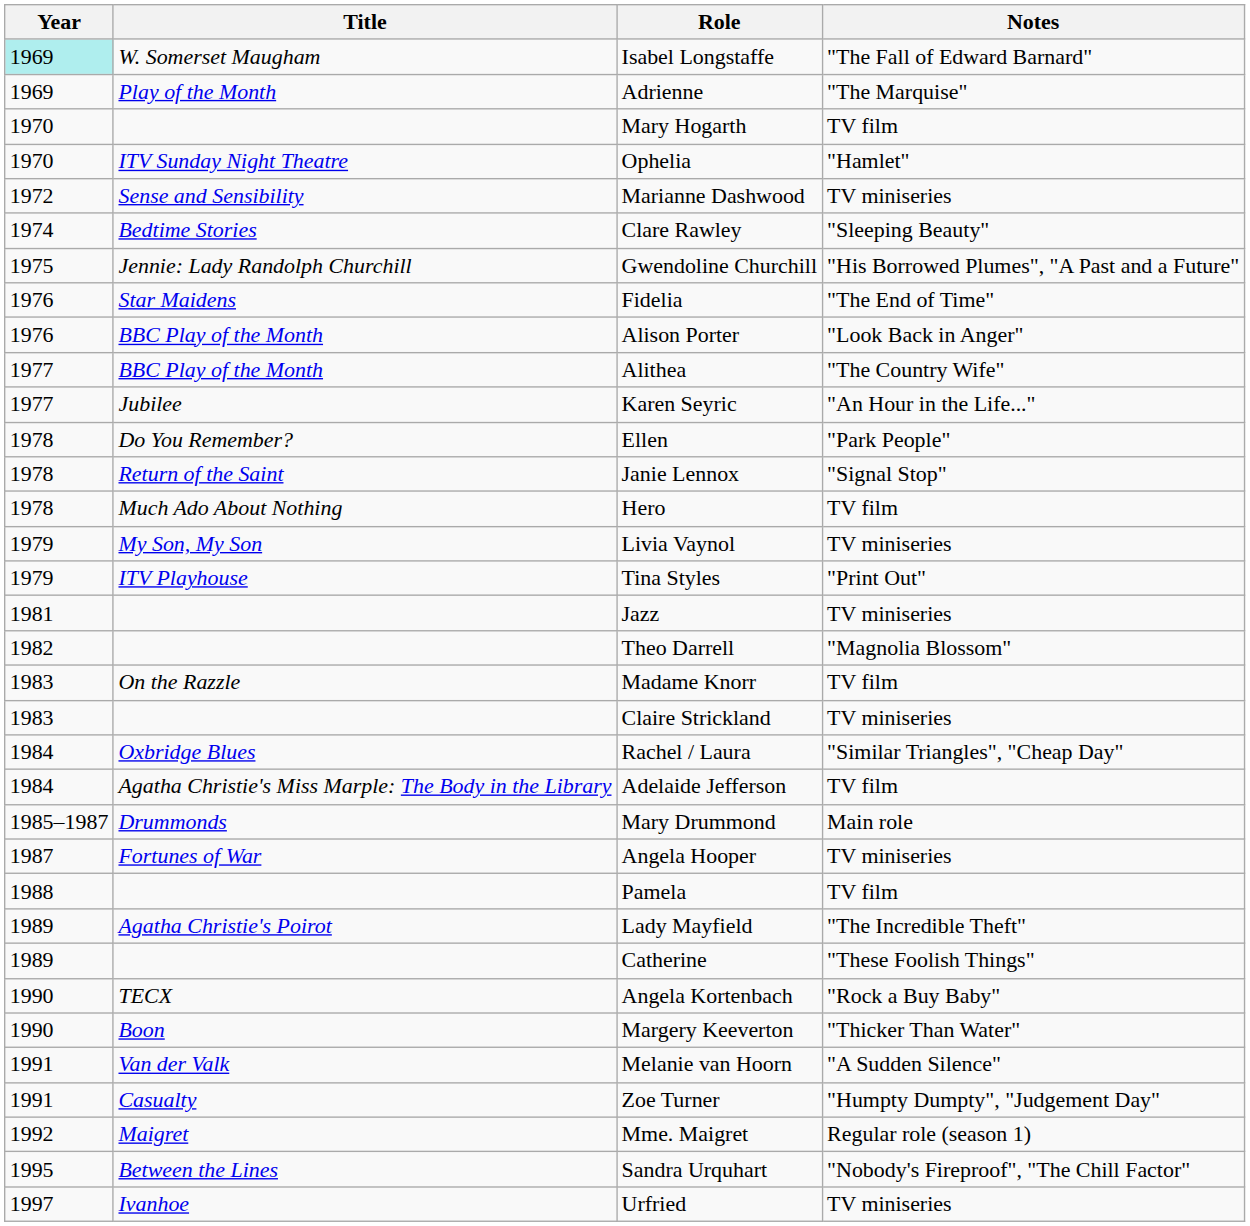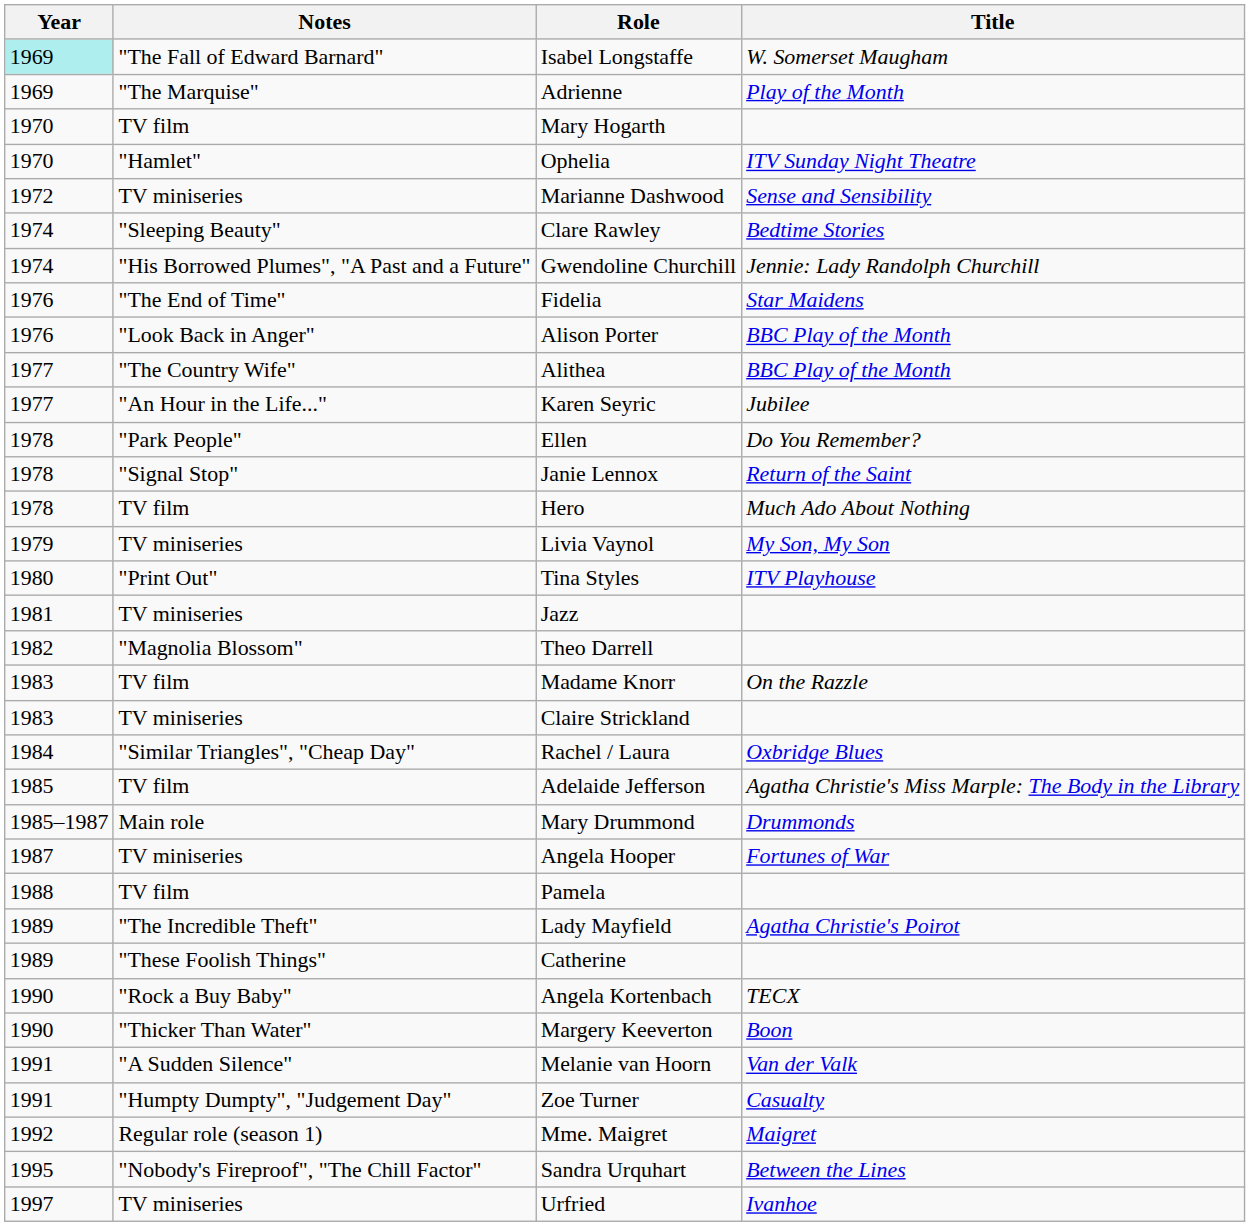columns swapped: (365, 21) <-> (1033, 21)
(32, 265) 1975 -> (32, 265) 1974
(32, 578) 1979 -> (32, 578) 1980
(32, 786) 1984 -> (32, 786) 1985
